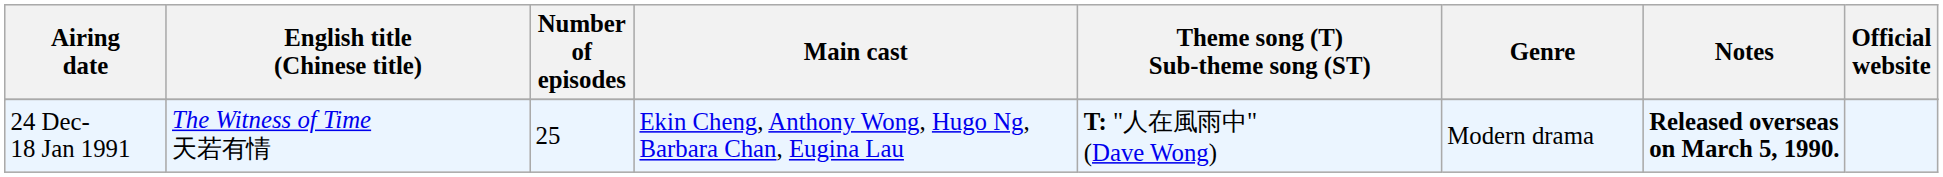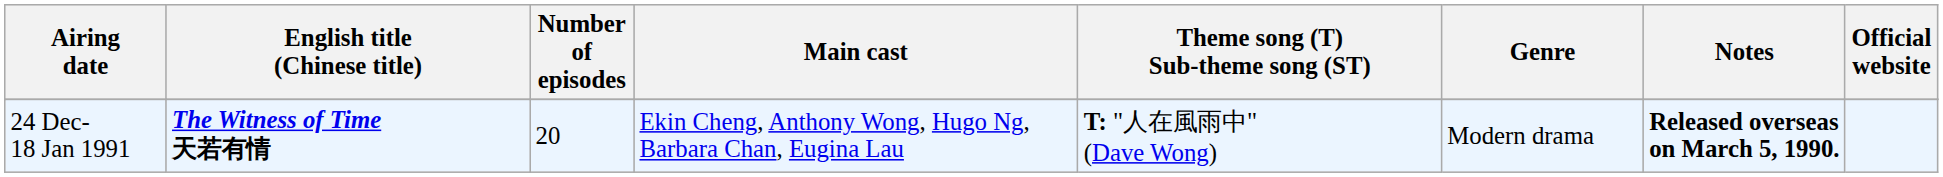(272, 134) normal -> (277, 134) bold
(548, 135) 25 -> (548, 135) 20
